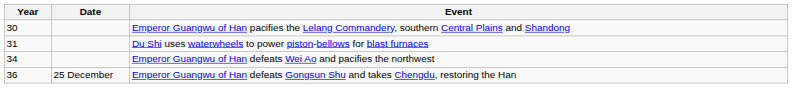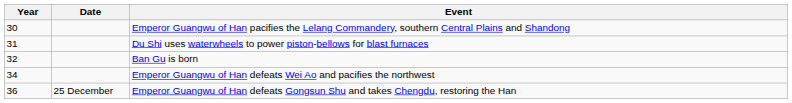+ row: (165, 59)
